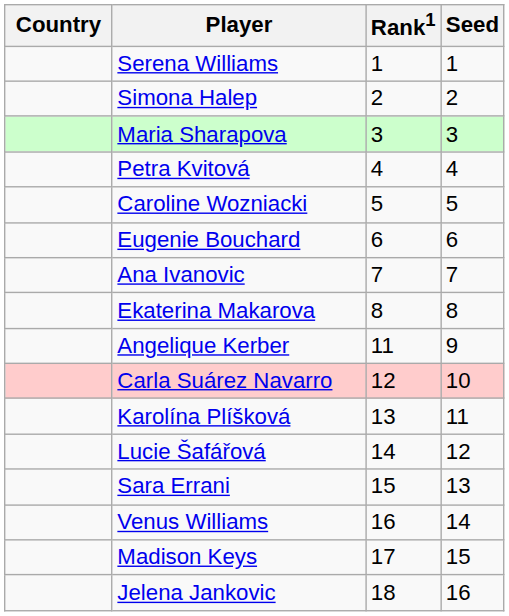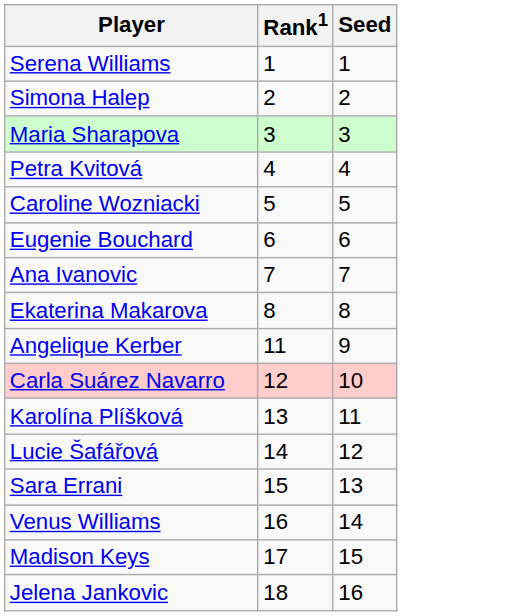- column: (58, 25)
